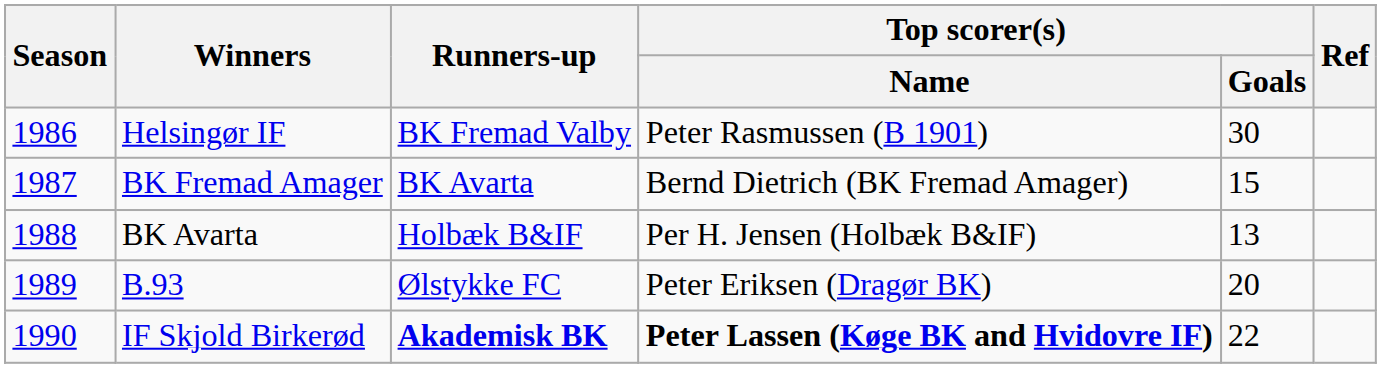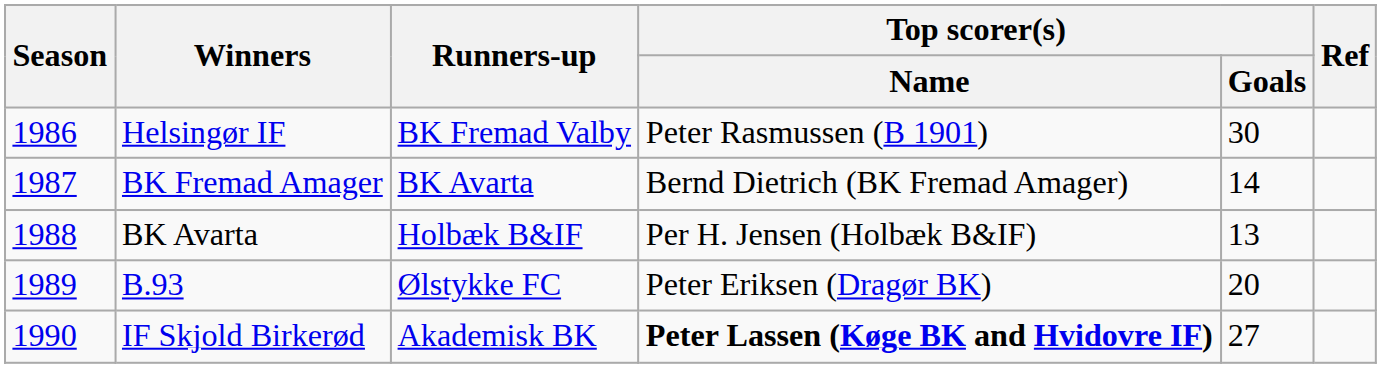(1244, 183) 15 -> (1244, 183) 14
(503, 336) bold -> (497, 336) normal
(1244, 336) 22 -> (1244, 336) 27
